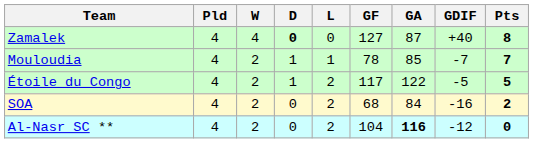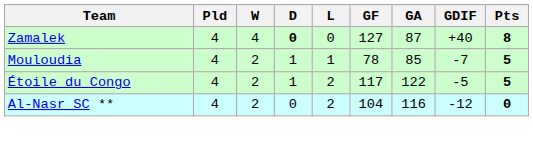(507, 60) 7 -> (507, 60) 5
- row: (20, 105)
(414, 127) bold -> (414, 105) normal
